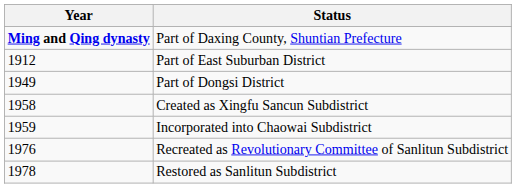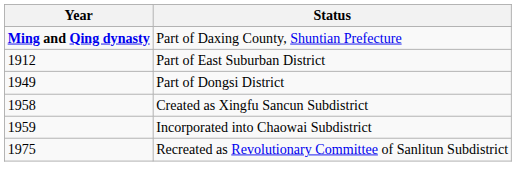(22, 149) 1976 -> (22, 149) 1975
- row: (246, 171)
